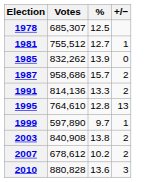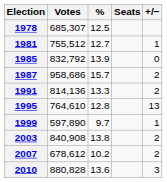+ column: (127, 12)
(68, 59) 832,262 -> (68, 59) 832,792
